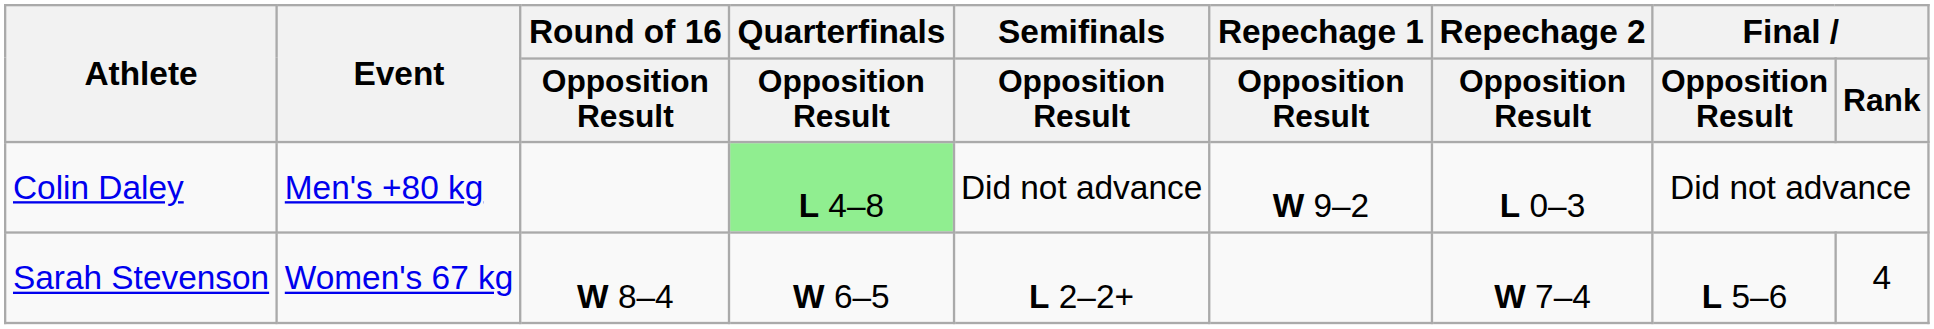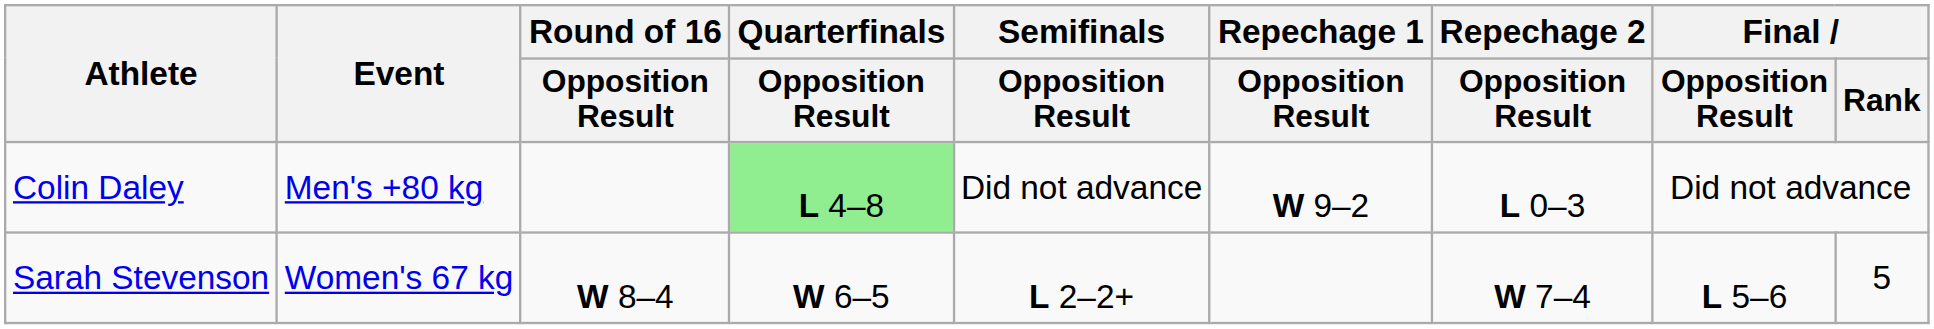(1882, 278) 4 -> (1882, 278) 5
